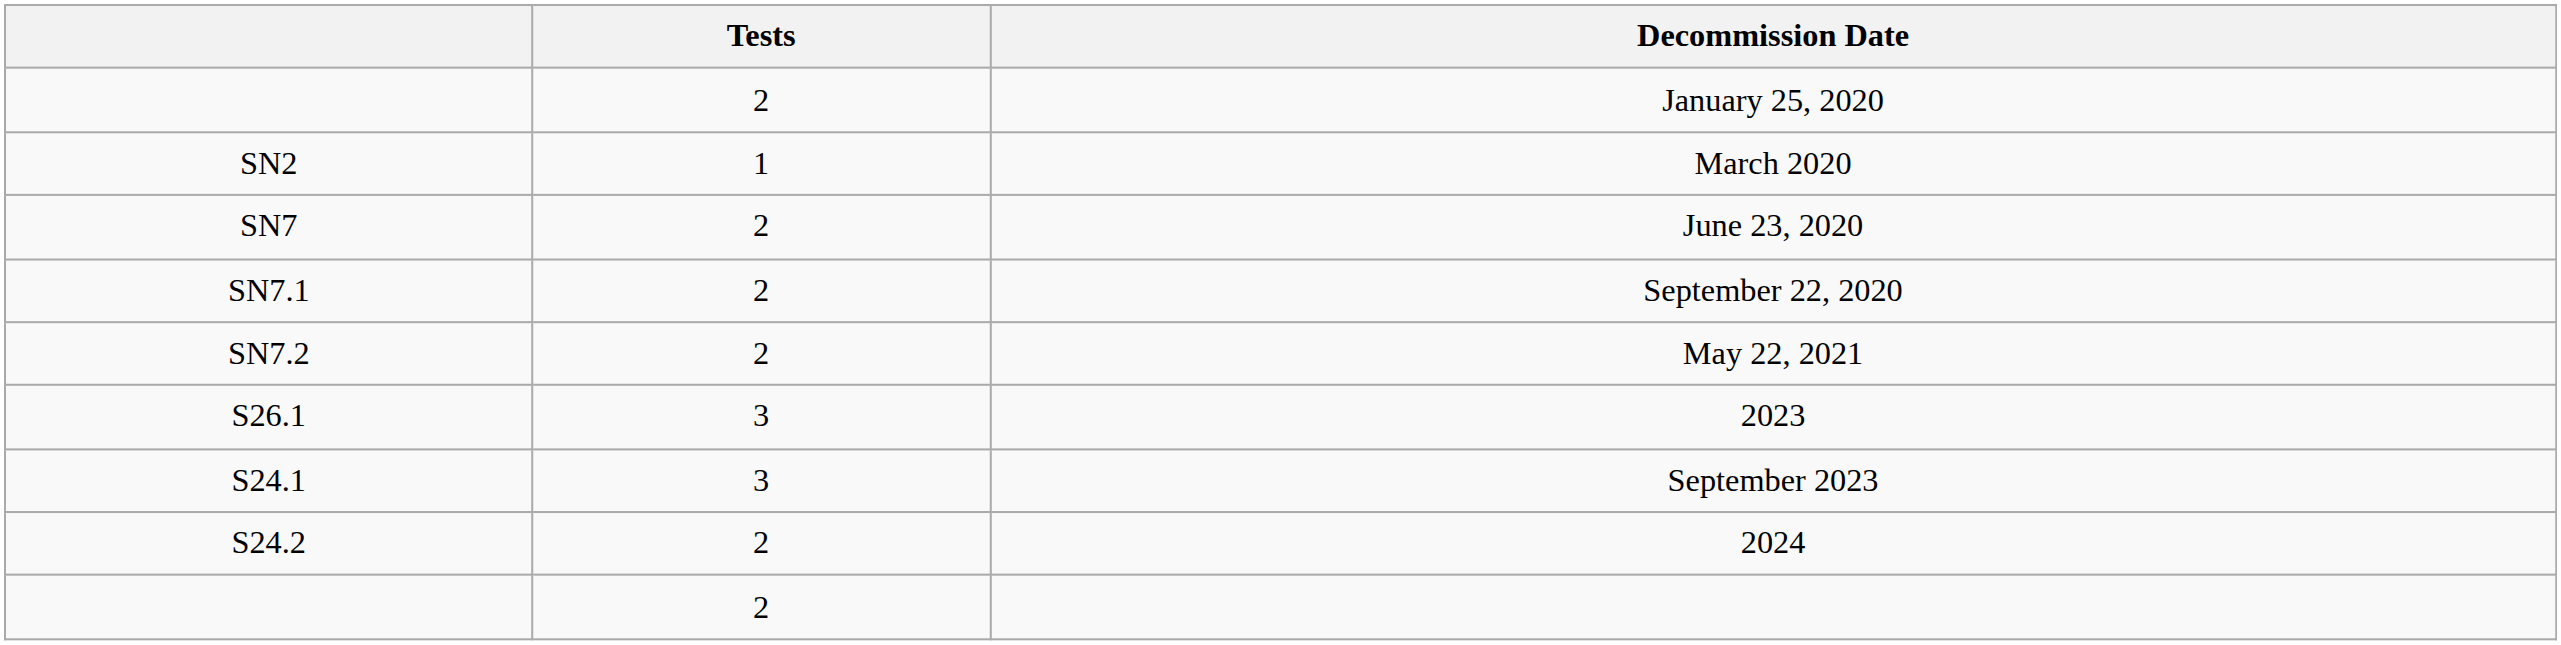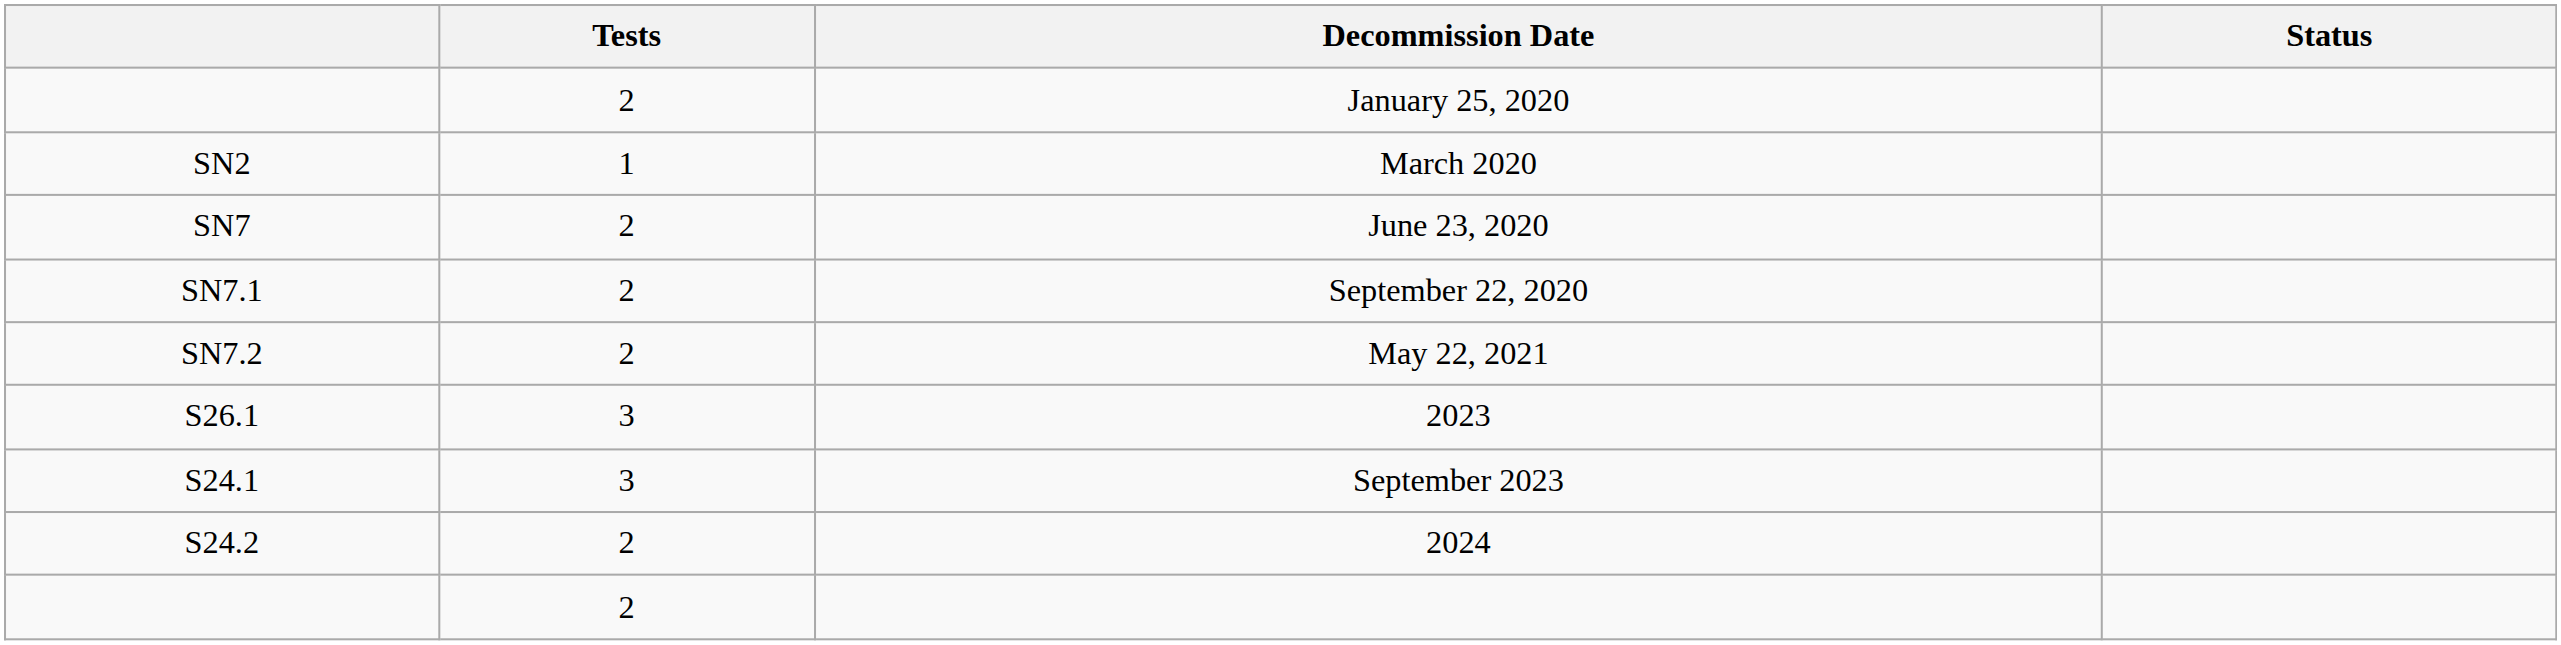+ column: (2329, 36)
